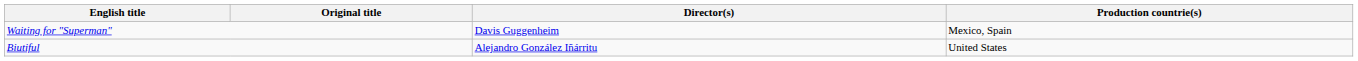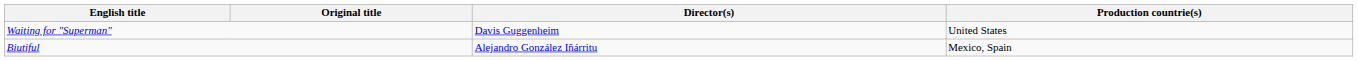(980, 30) Mexico, Spain -> (977, 30) United States
(977, 47) United States -> (980, 47) Mexico, Spain
